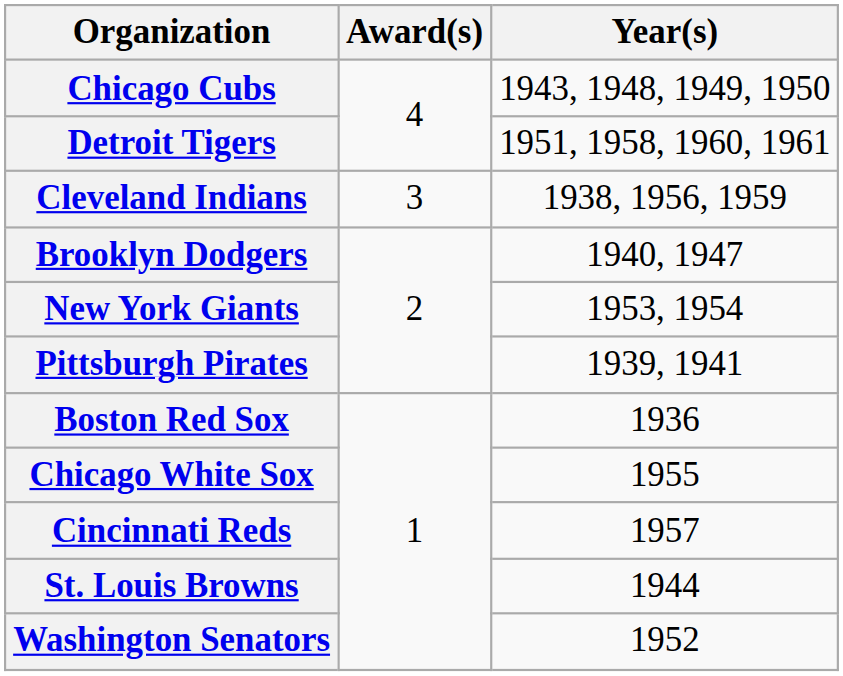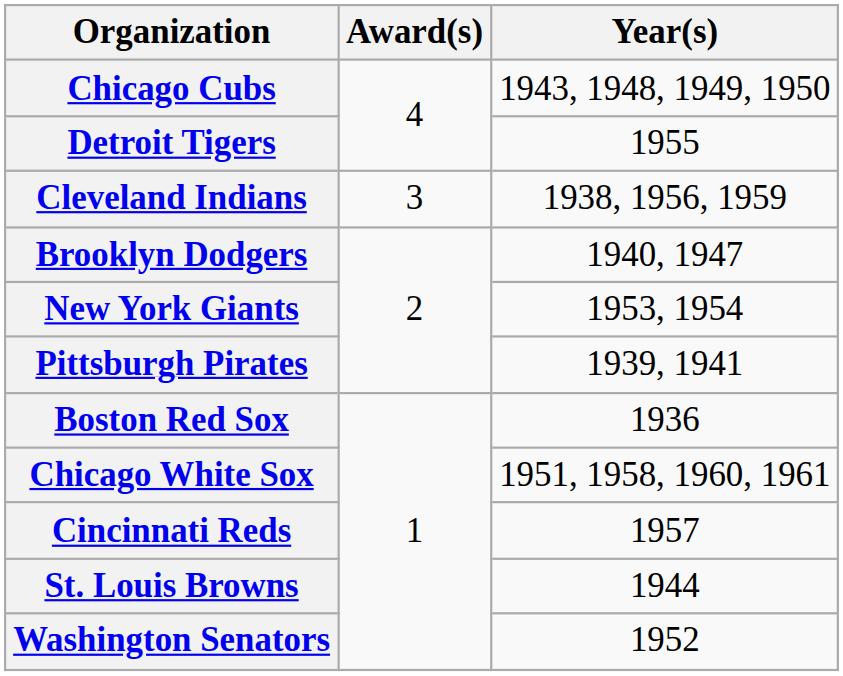(665, 142) 1951, 1958, 1960, 1961 -> (665, 142) 1955
(665, 474) 1955 -> (665, 474) 1951, 1958, 1960, 1961
